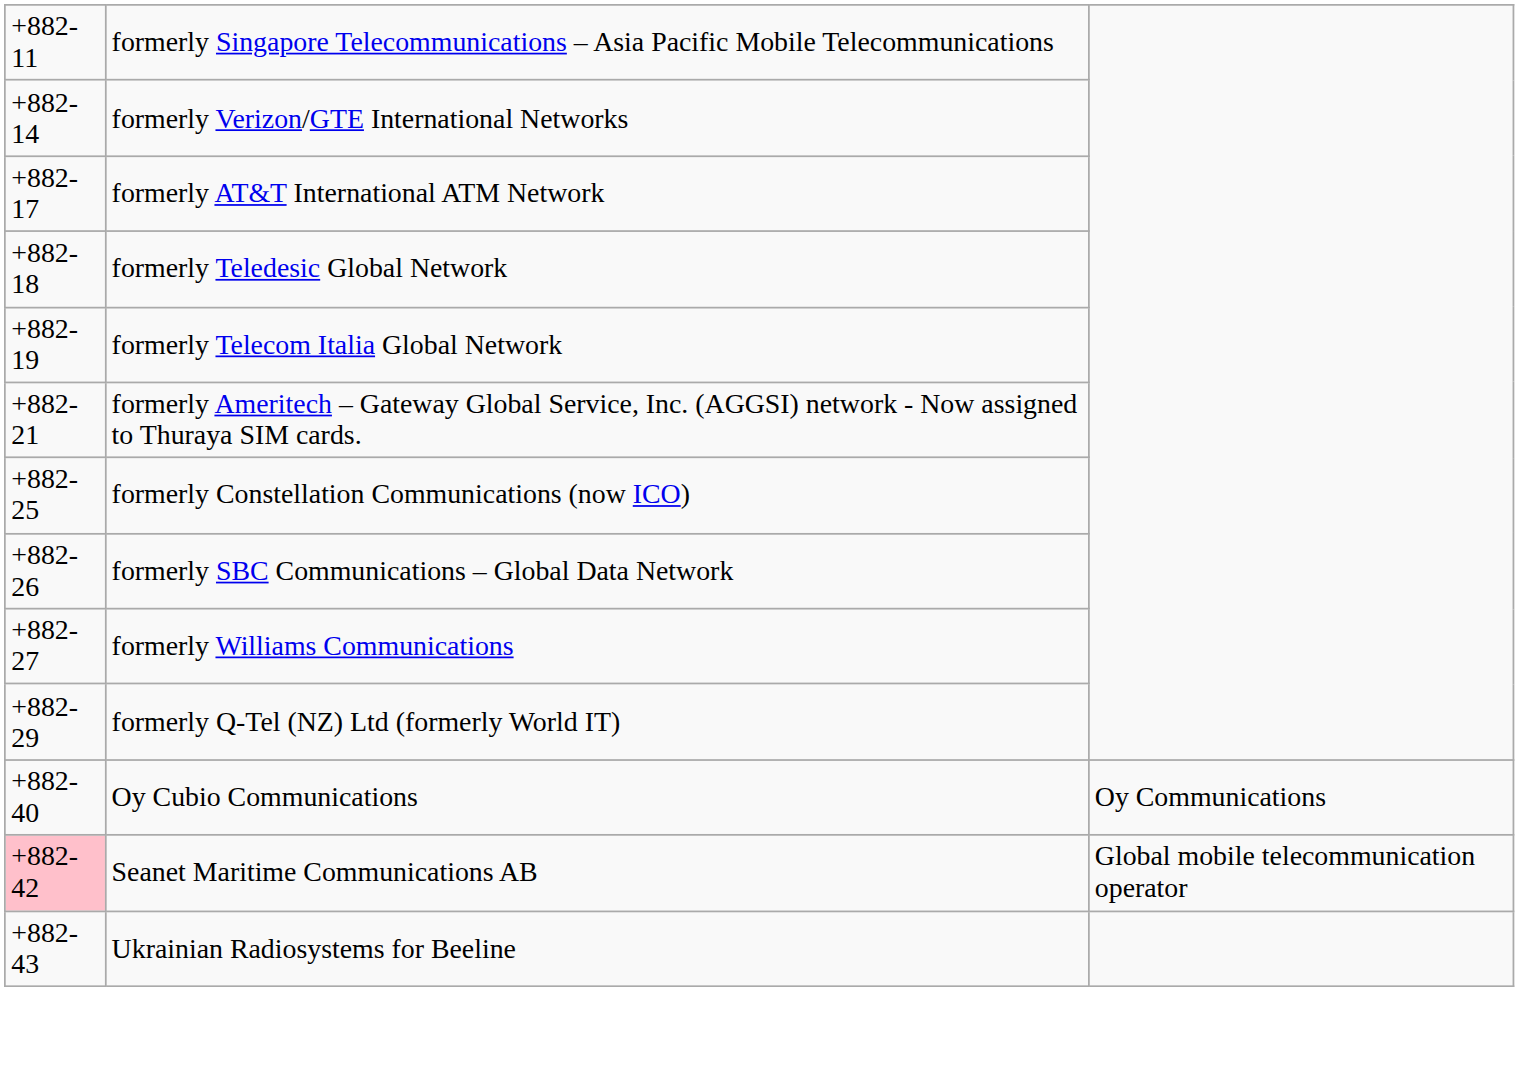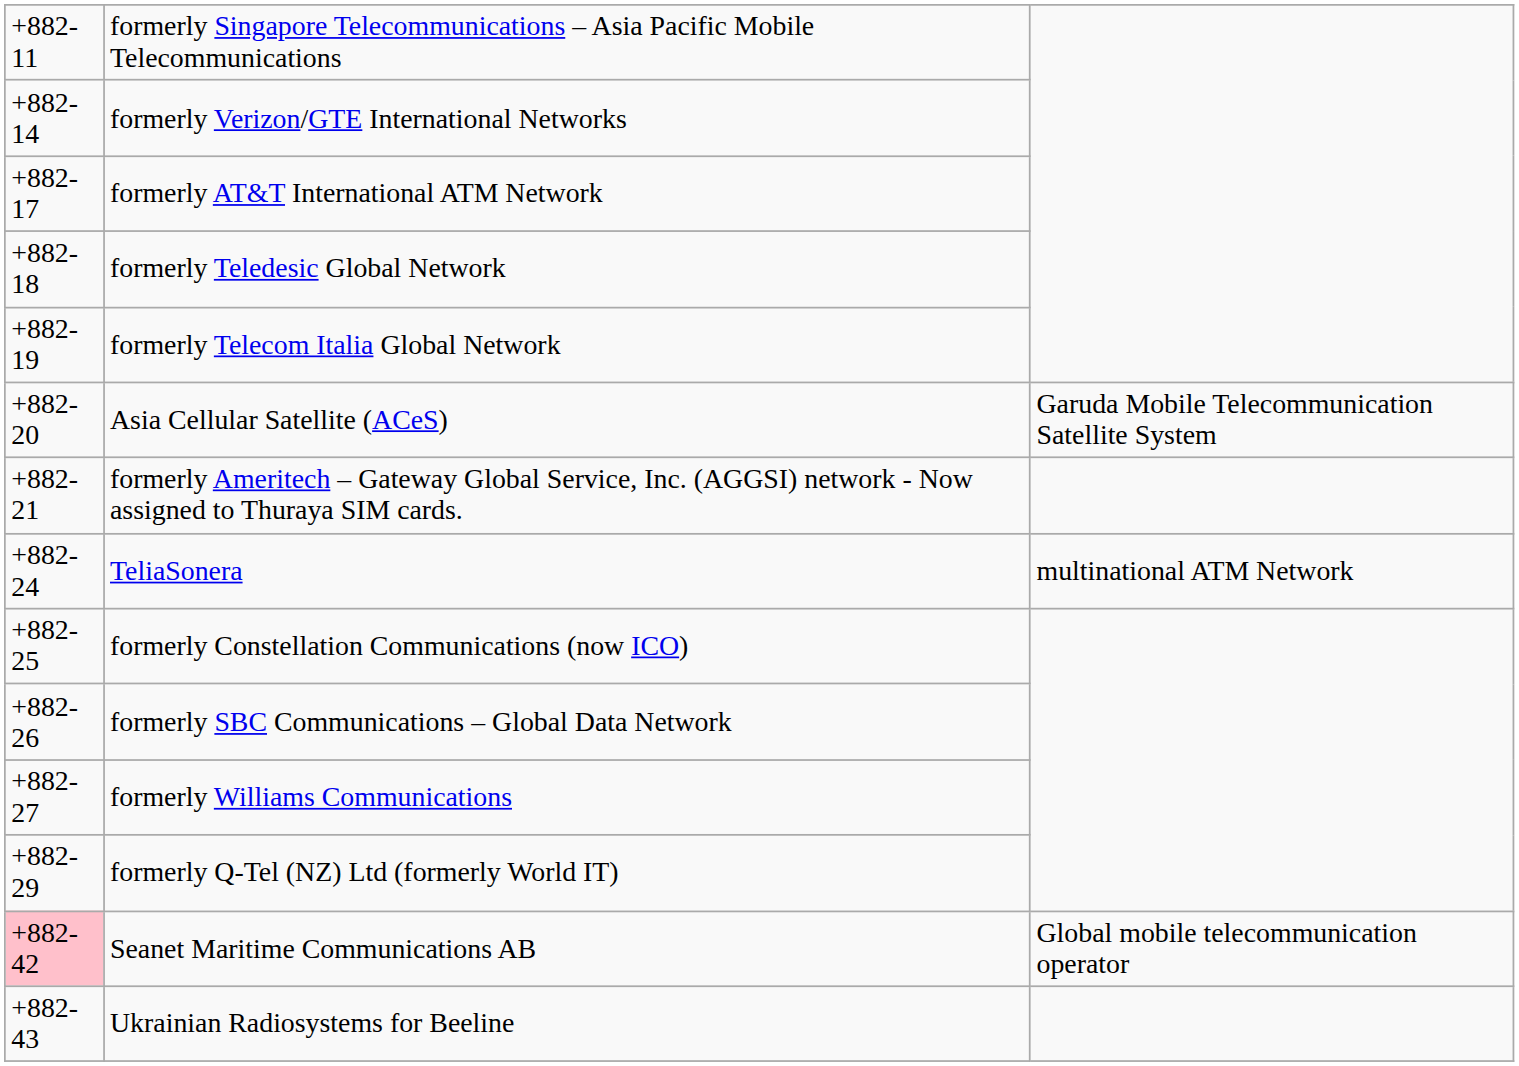+ row: (279, 419)
+ row: (176, 570)
- row: (265, 796)
